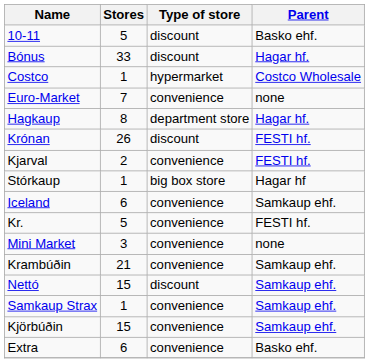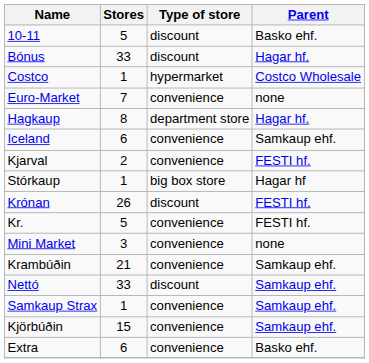rows swapped: (29, 139) <-> (29, 202)
(124, 285) 15 -> (124, 285) 33
